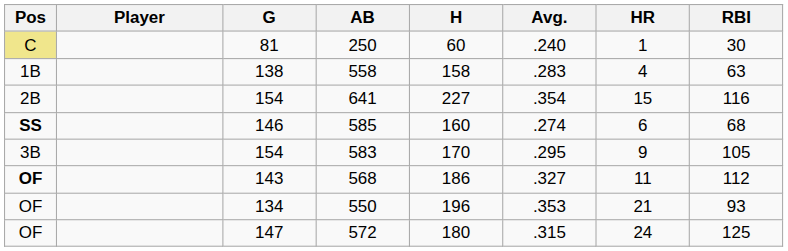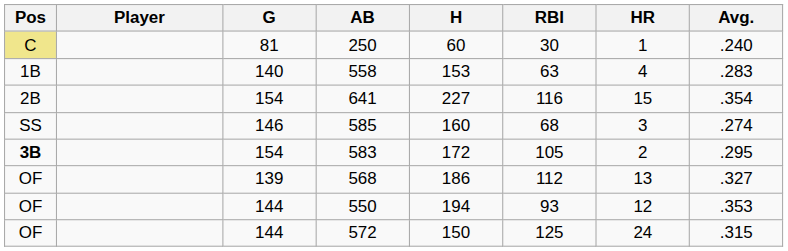columns swapped: (549, 17) <-> (736, 17)
(269, 71) 138 -> (269, 71) 140
(456, 71) 158 -> (456, 71) 153
(30, 125) bold -> (30, 125) normal
(643, 125) 6 -> (643, 125) 3
(30, 152) normal -> (30, 152) bold
(456, 152) 170 -> (456, 152) 172
(643, 152) 9 -> (643, 152) 2
(30, 179) bold -> (30, 179) normal
(269, 179) 143 -> (269, 179) 139
(643, 179) 11 -> (643, 179) 13
(269, 206) 134 -> (269, 206) 144
(456, 206) 196 -> (456, 206) 194
(643, 206) 21 -> (643, 206) 12
(269, 233) 147 -> (269, 233) 144
(456, 233) 180 -> (456, 233) 150
